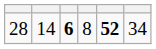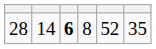(110, 28) bold -> (110, 28) normal
(137, 28) 34 -> (137, 28) 35
